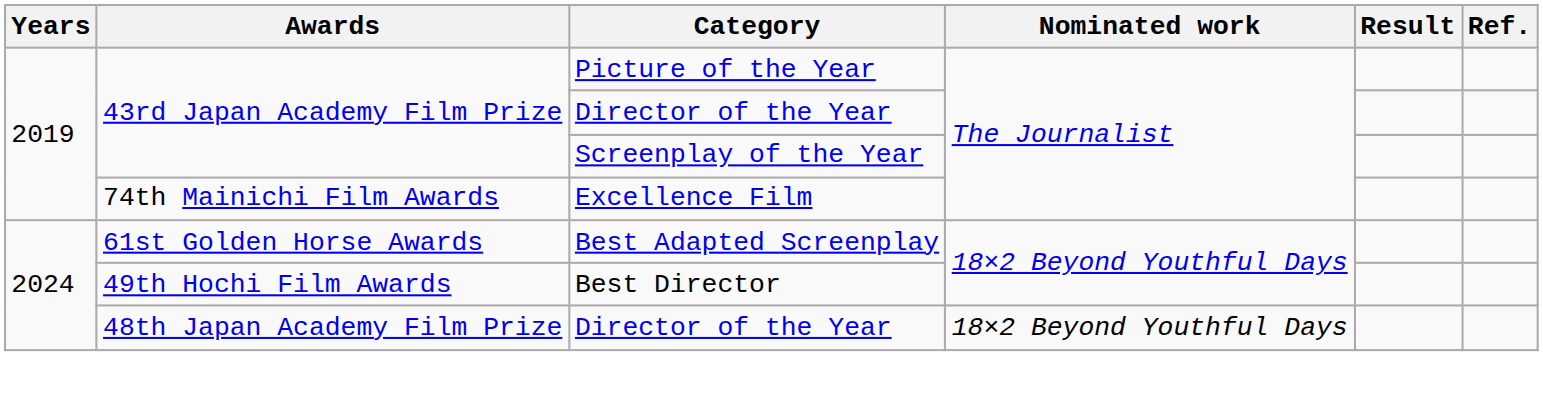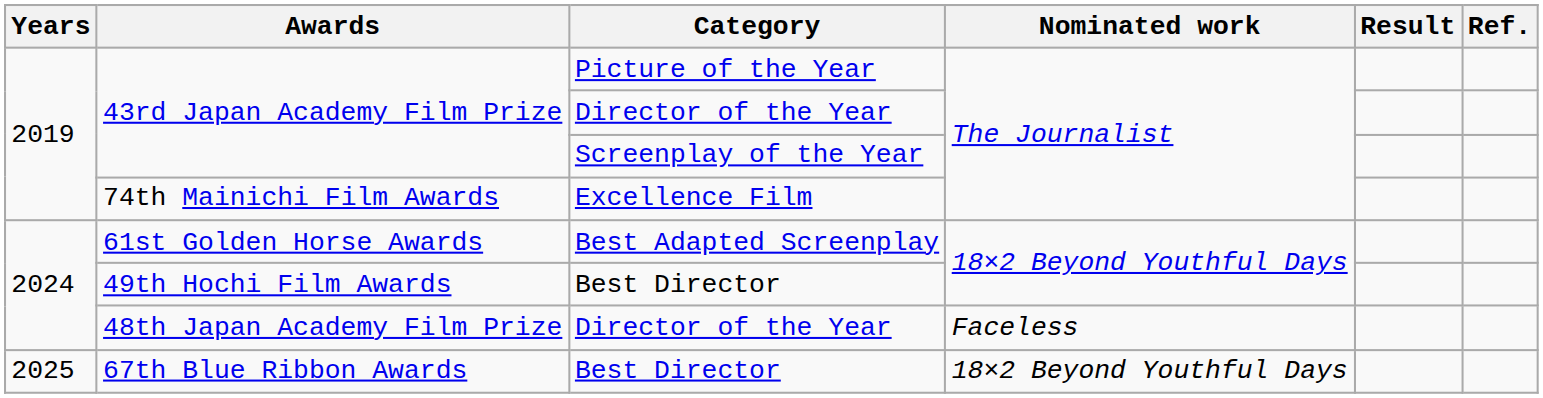(1150, 328) 18×2 Beyond Youthful Days -> (1015, 328) Faceless
+ row: (285, 371)
